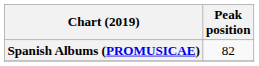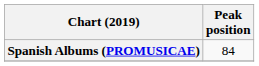(228, 50) 82 -> (228, 50) 84
